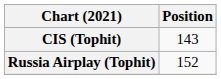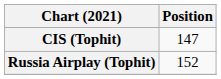(188, 39) 143 -> (188, 39) 147
